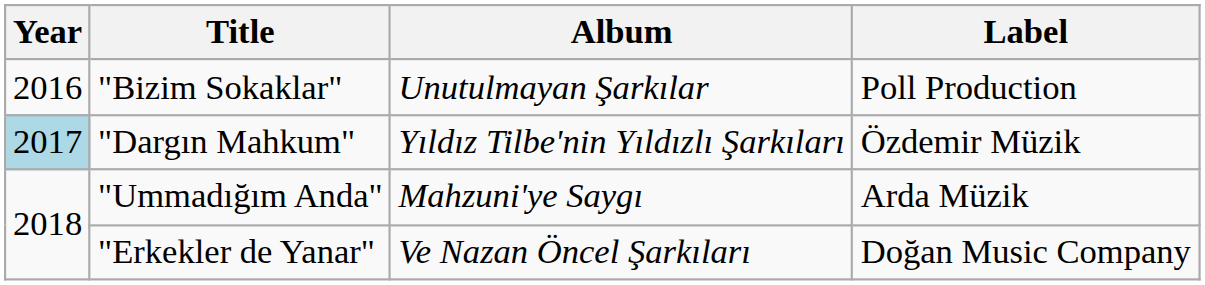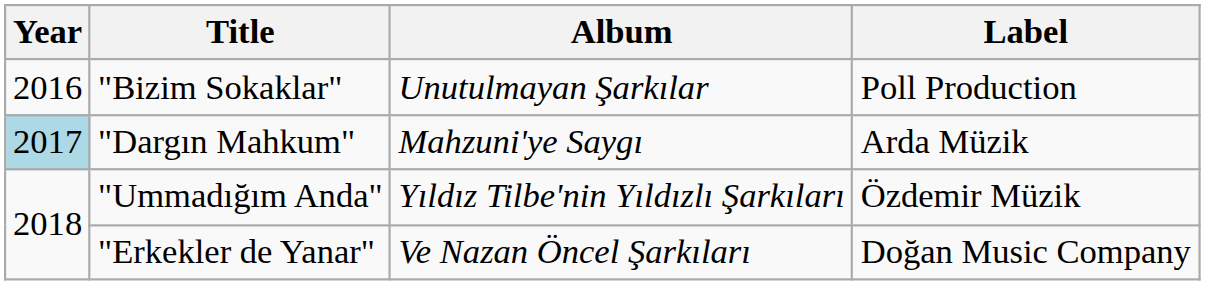(622, 141) Yıldız Tilbe'nin Yıldızlı Şarkıları -> (521, 141) Mahzuni'ye Saygı
(971, 141) Özdemir Müzik -> (945, 141) Arda Müzik
(521, 196) Mahzuni'ye Saygı -> (622, 196) Yıldız Tilbe'nin Yıldızlı Şarkıları
(945, 196) Arda Müzik -> (971, 196) Özdemir Müzik
